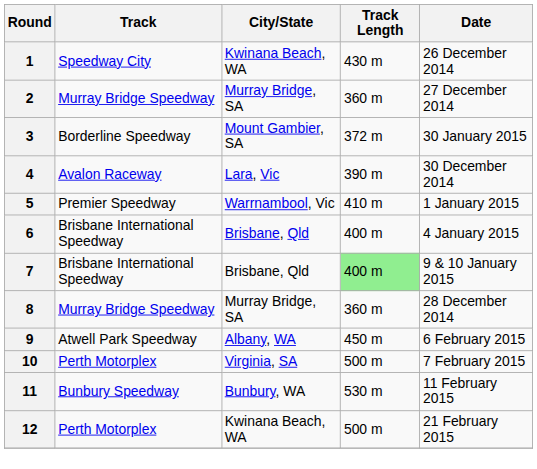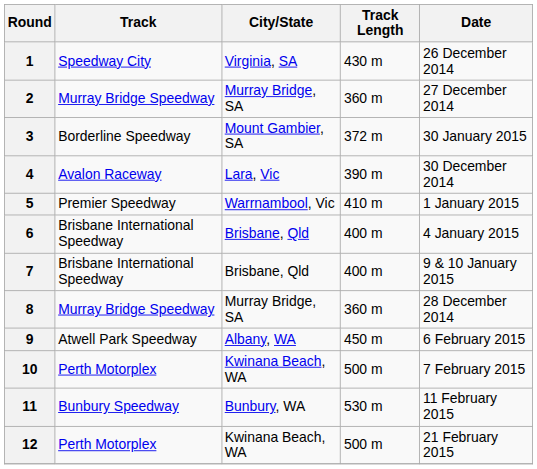(275, 61) Kwinana Beach, WA -> (261, 61) Virginia, SA
(363, 271) lightgreen background -> (363, 271) no background
(261, 361) Virginia, SA -> (275, 369) Kwinana Beach, WA
